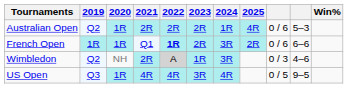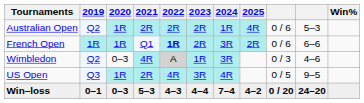(120, 59) NH -> (120, 59) 0–3
(147, 59) 2R -> (147, 59) 4R
(147, 75) 4R -> (147, 75) 2R
+ row: (28, 91)
